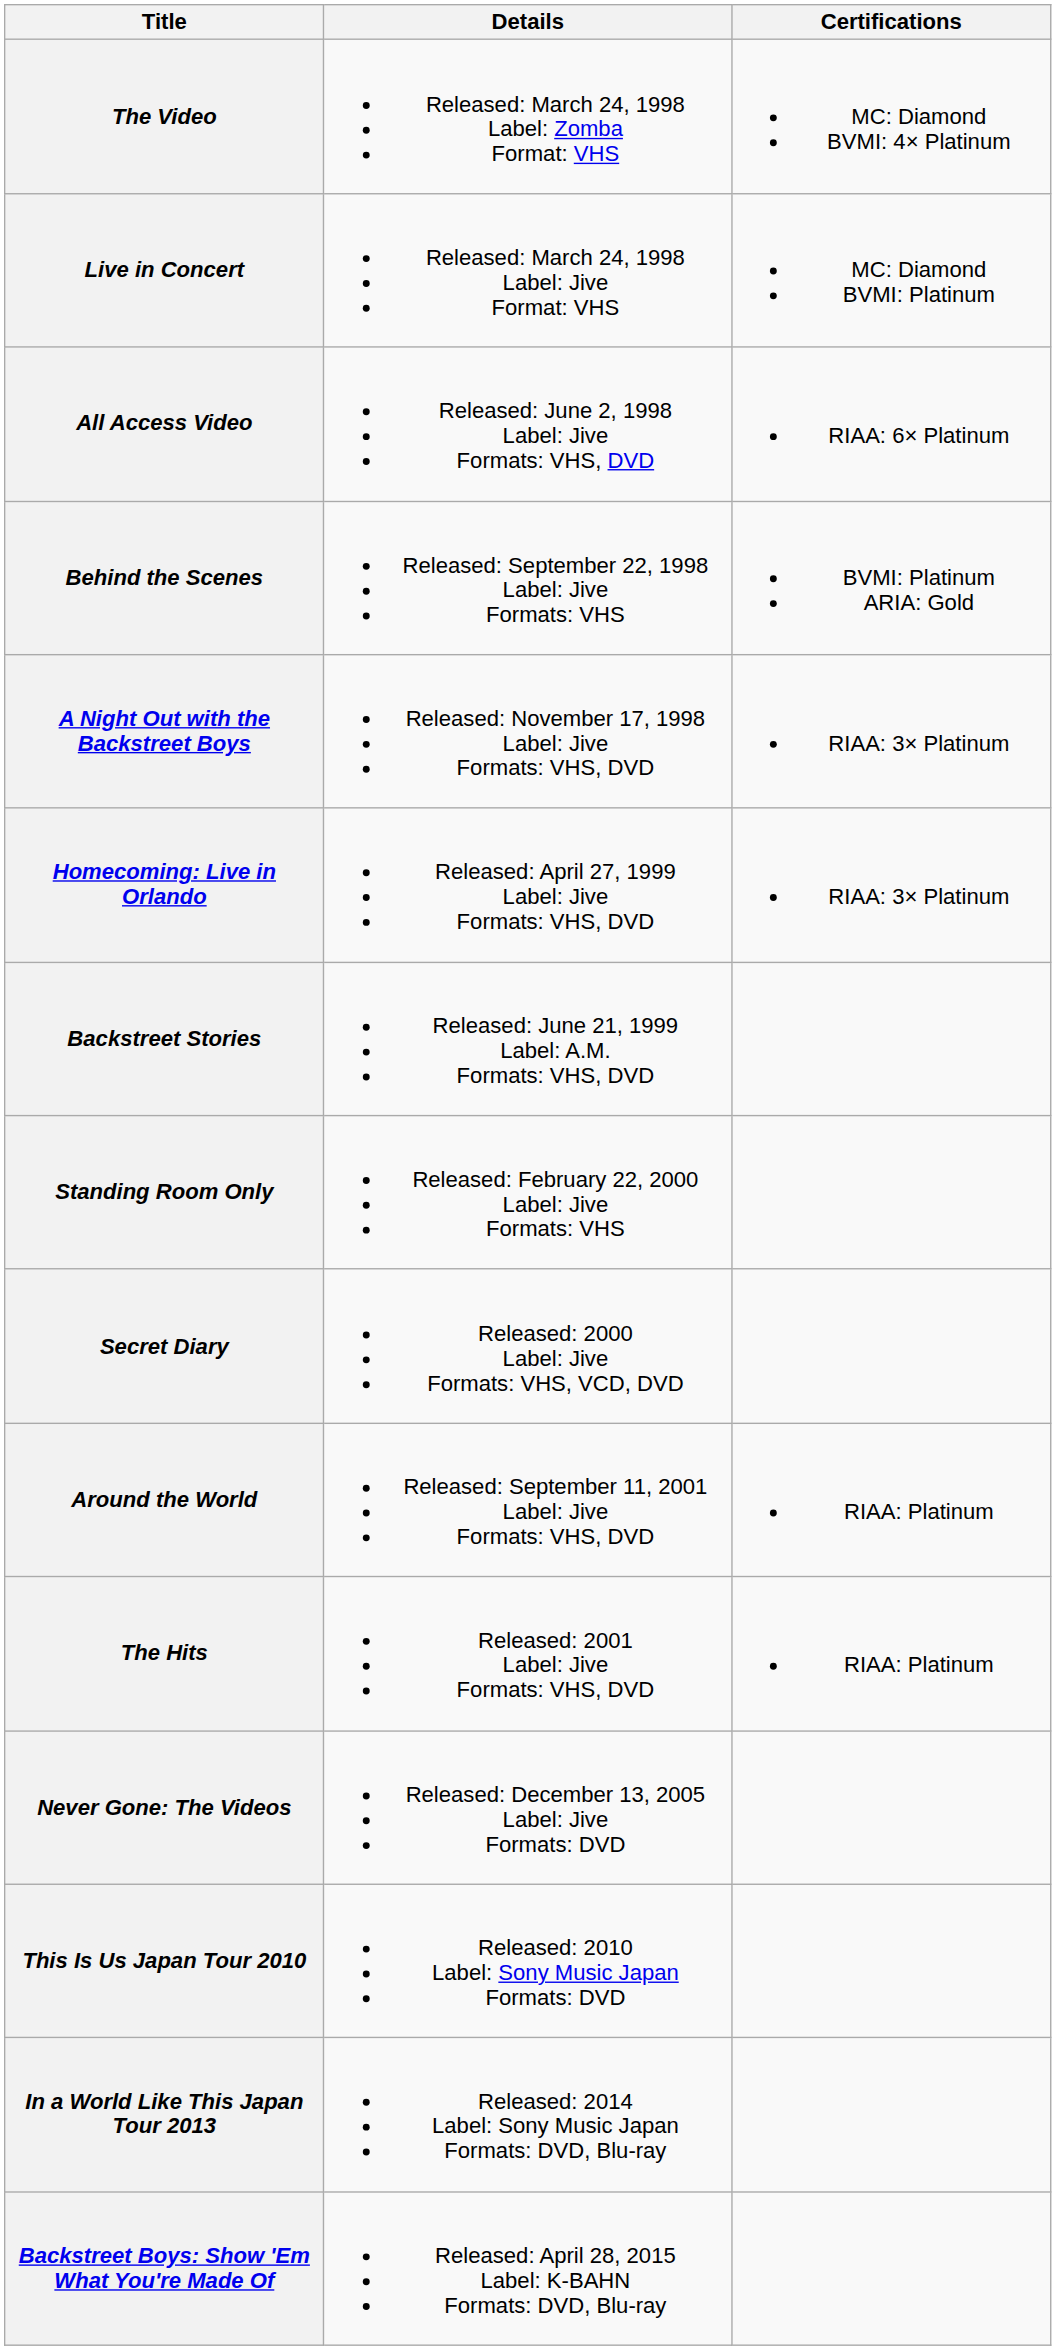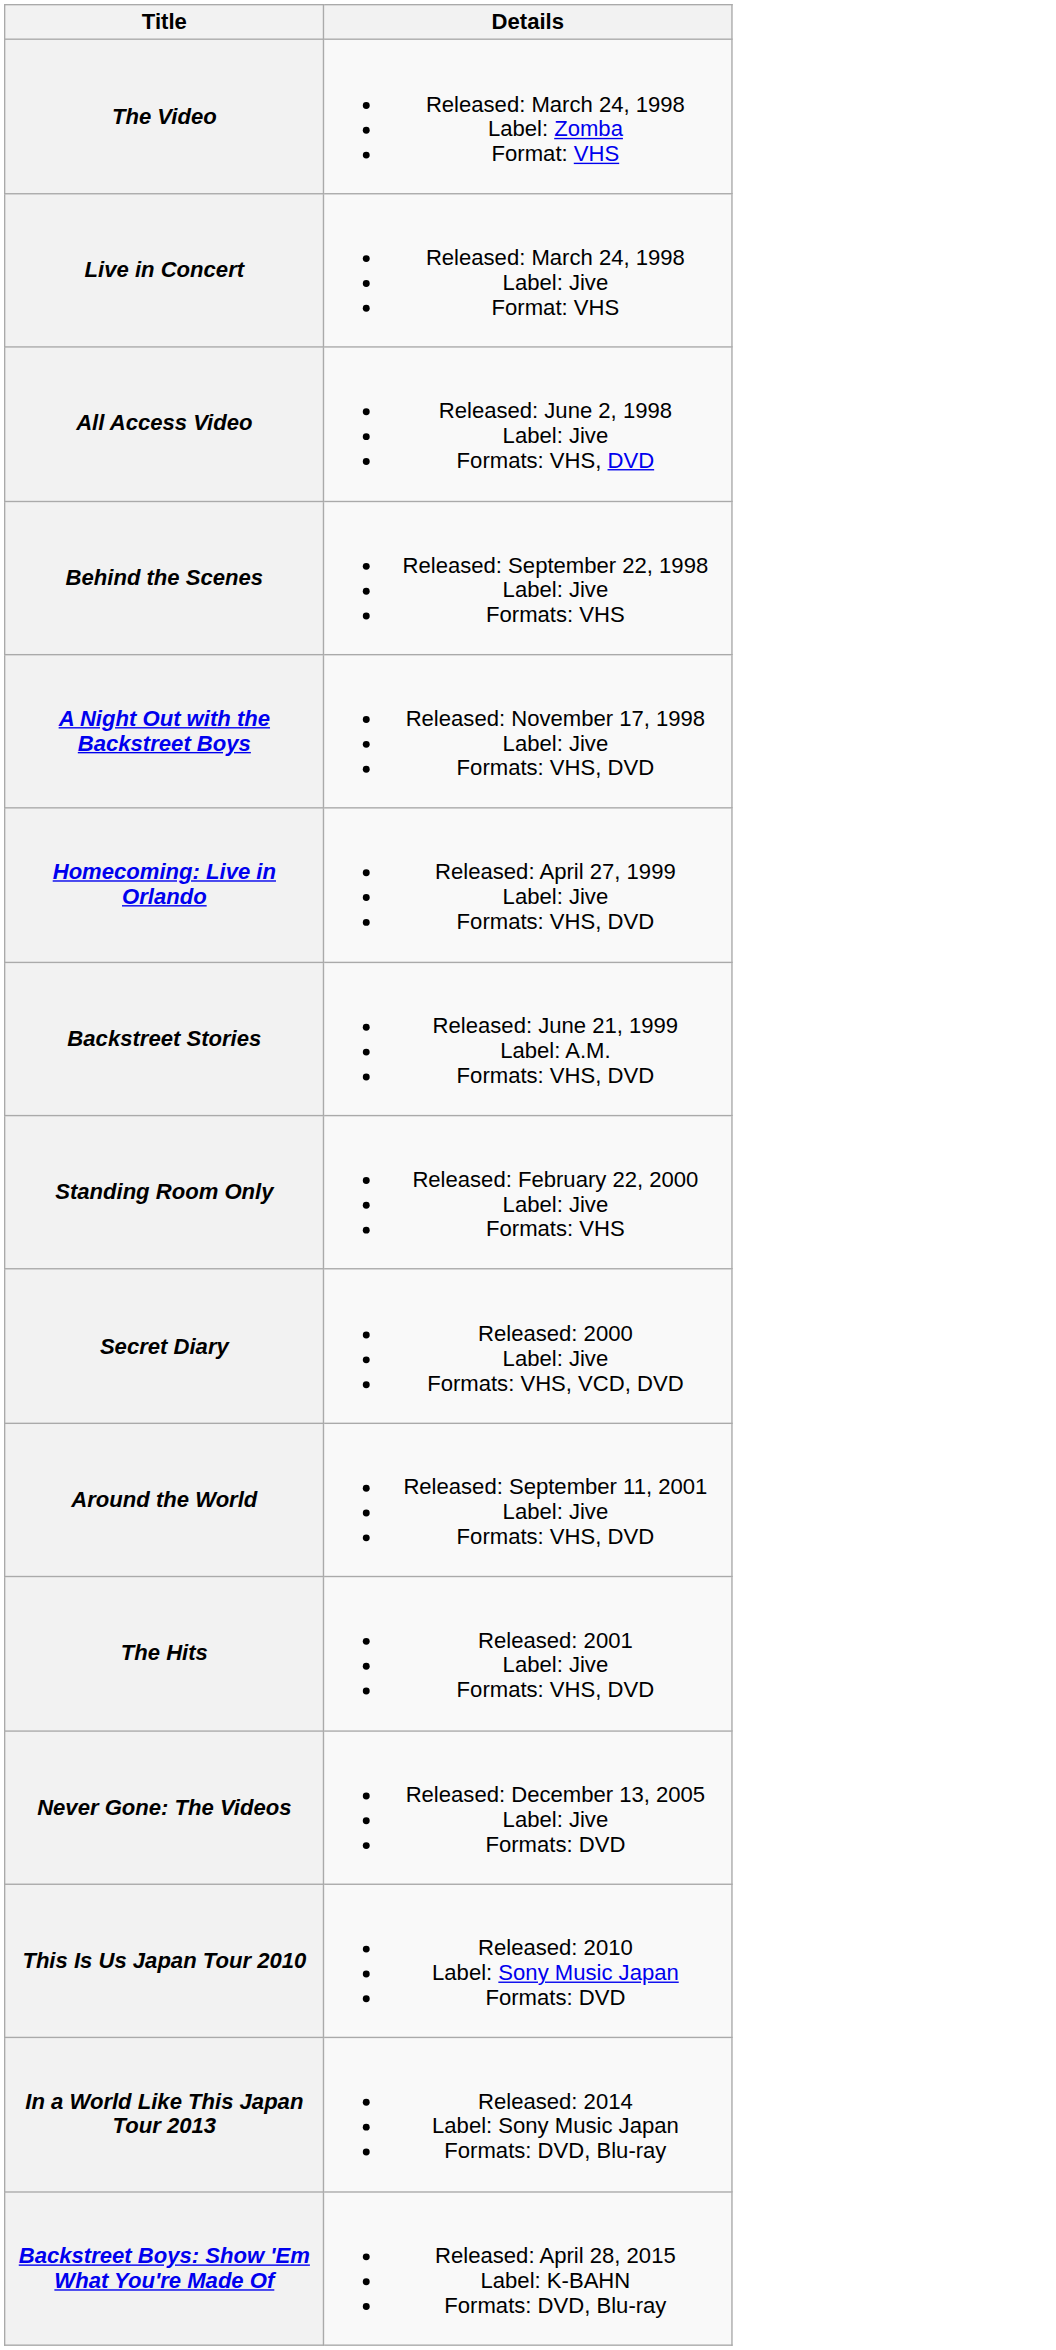- column: (891, 22)
